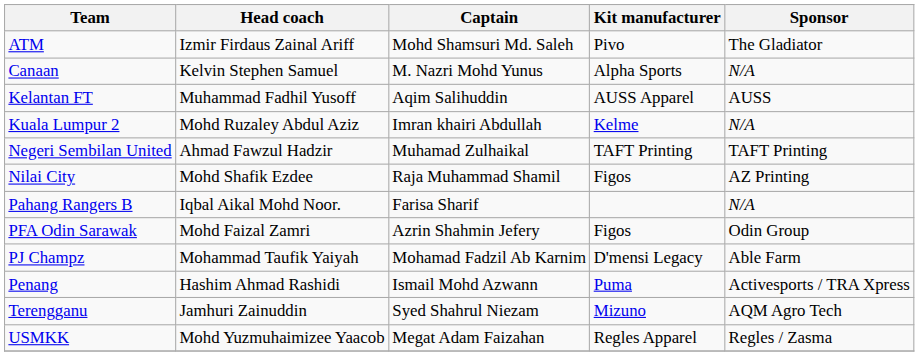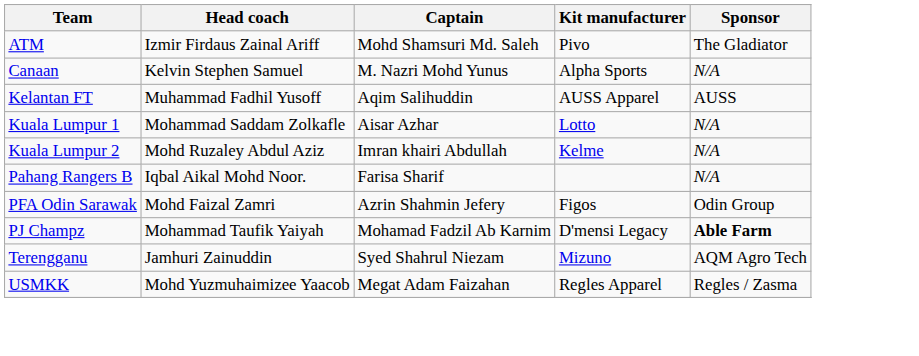+ row: (64, 124)
- row: (90, 151)
- row: (42, 177)
(765, 257) normal -> (733, 230) bold
- row: (33, 284)
